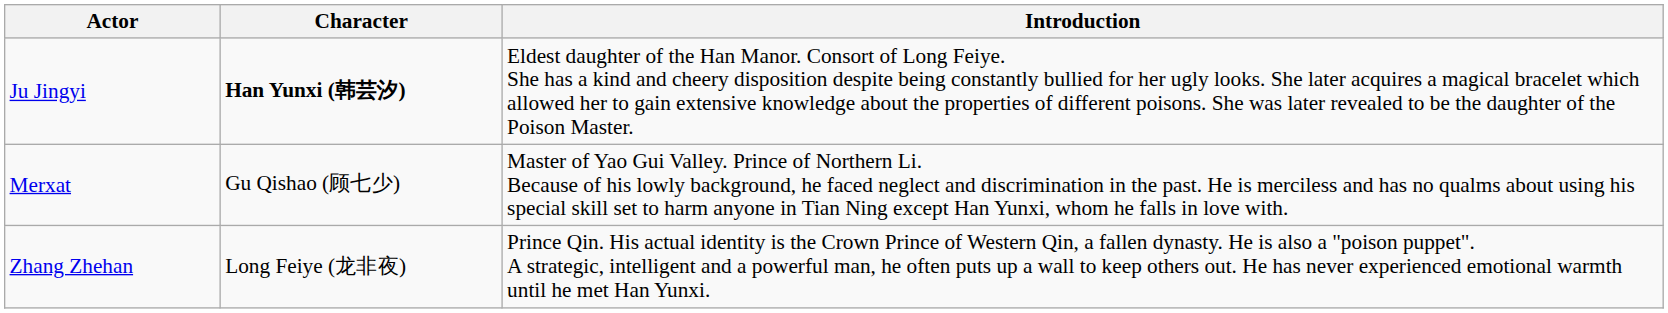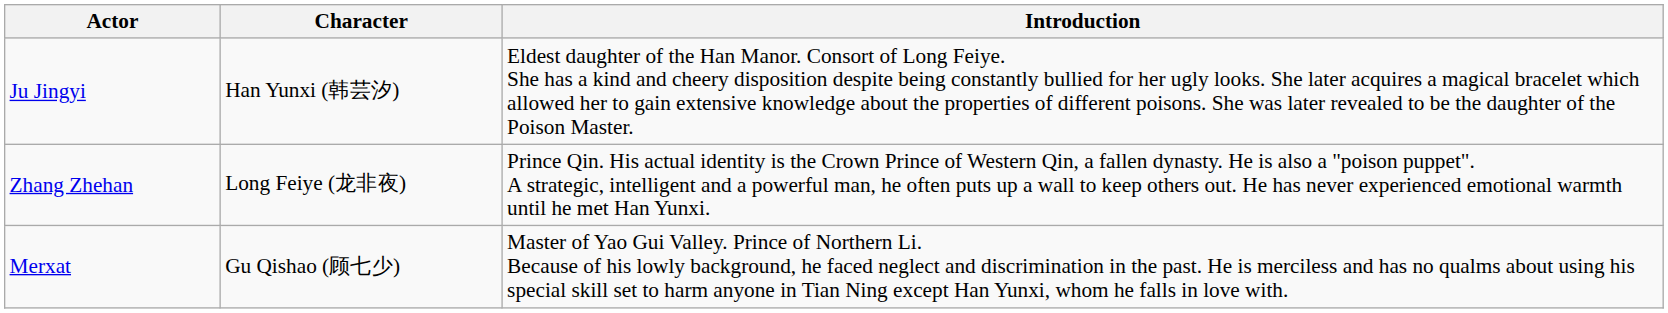(315, 90) bold -> (312, 90) normal
rows swapped: (71, 266) <-> (40, 184)
